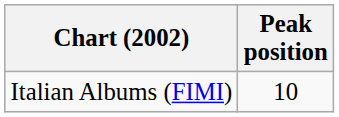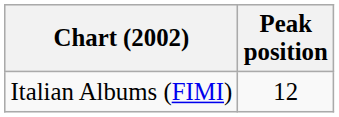(286, 91) 10 -> (286, 91) 12
